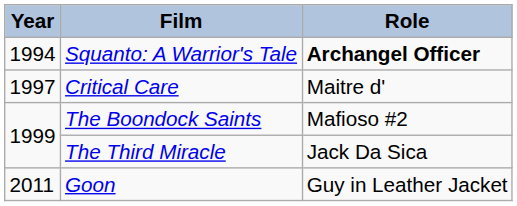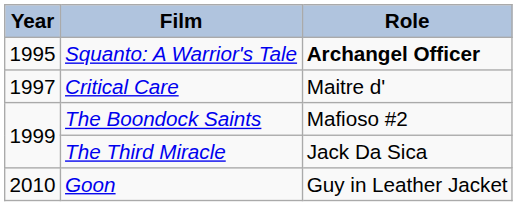(32, 54) 1994 -> (32, 54) 1995
(32, 185) 2011 -> (32, 185) 2010
